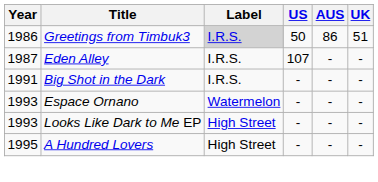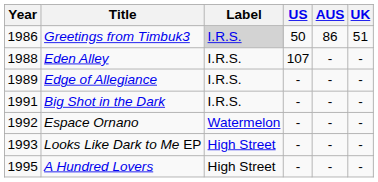(23, 58) 1987 -> (23, 58) 1988
+ row: (101, 79)
(23, 101) 1993 -> (23, 123) 1992
